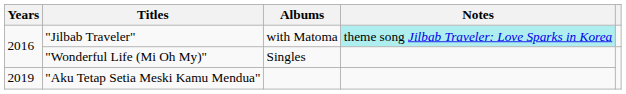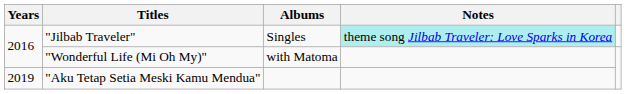(302, 36) with Matoma -> (286, 36) Singles
(286, 57) Singles -> (302, 57) with Matoma
